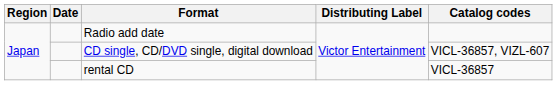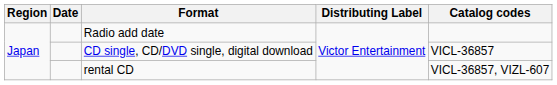(490, 51) VICL-36857, VIZL-607 -> (462, 51) VICL-36857
(462, 70) VICL-36857 -> (490, 70) VICL-36857, VIZL-607
